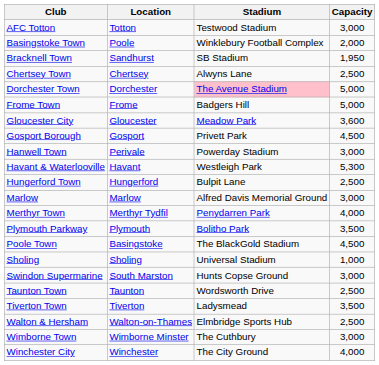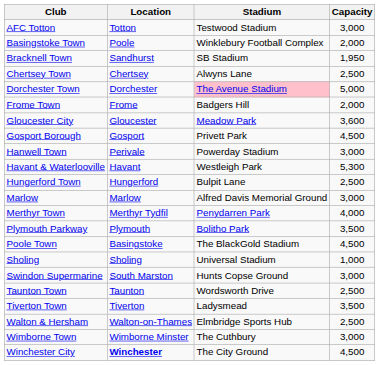(352, 105) 5,000 -> (352, 105) 2,000
(134, 352) normal -> (136, 352) bold
(352, 352) 4,000 -> (352, 352) 4,500
